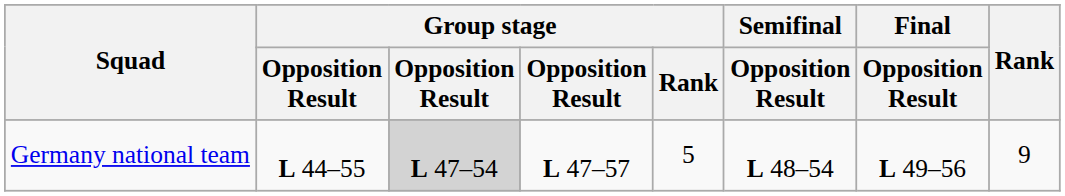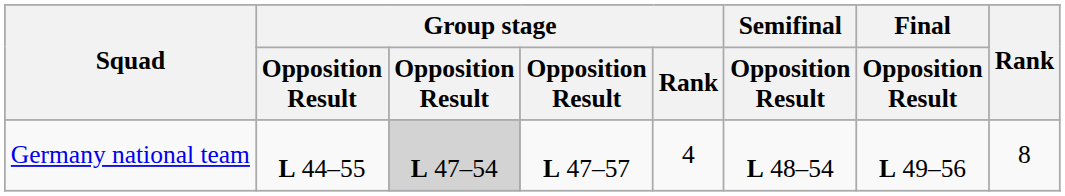(688, 155) 5 -> (688, 155) 4
(1024, 155) 9 -> (1024, 155) 8
